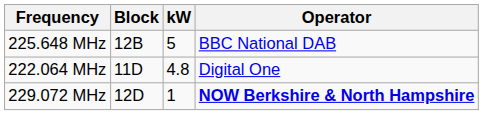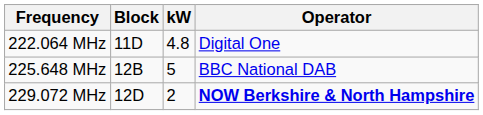rows swapped: (57, 69) <-> (57, 43)
(171, 95) 1 -> (171, 95) 2
